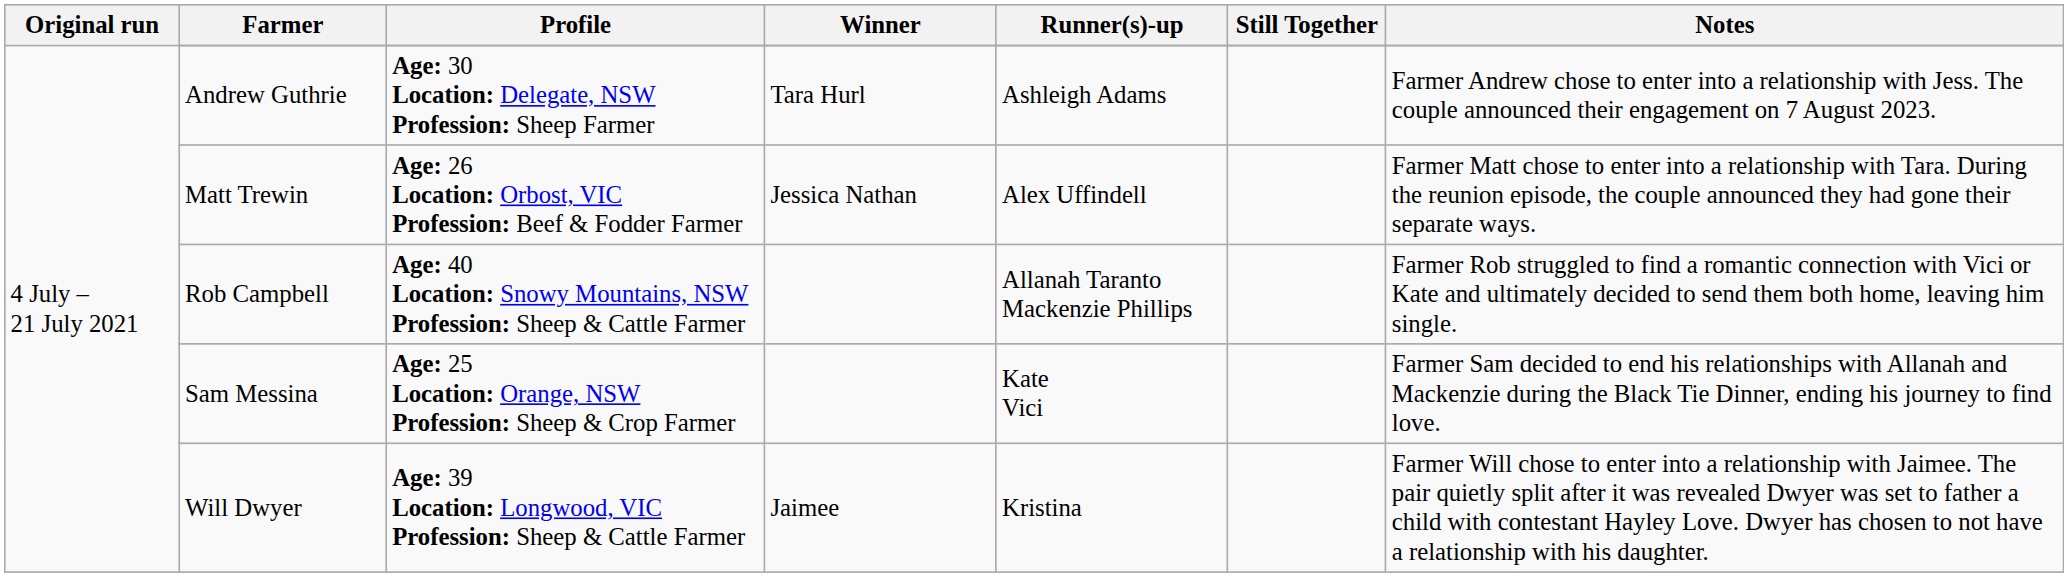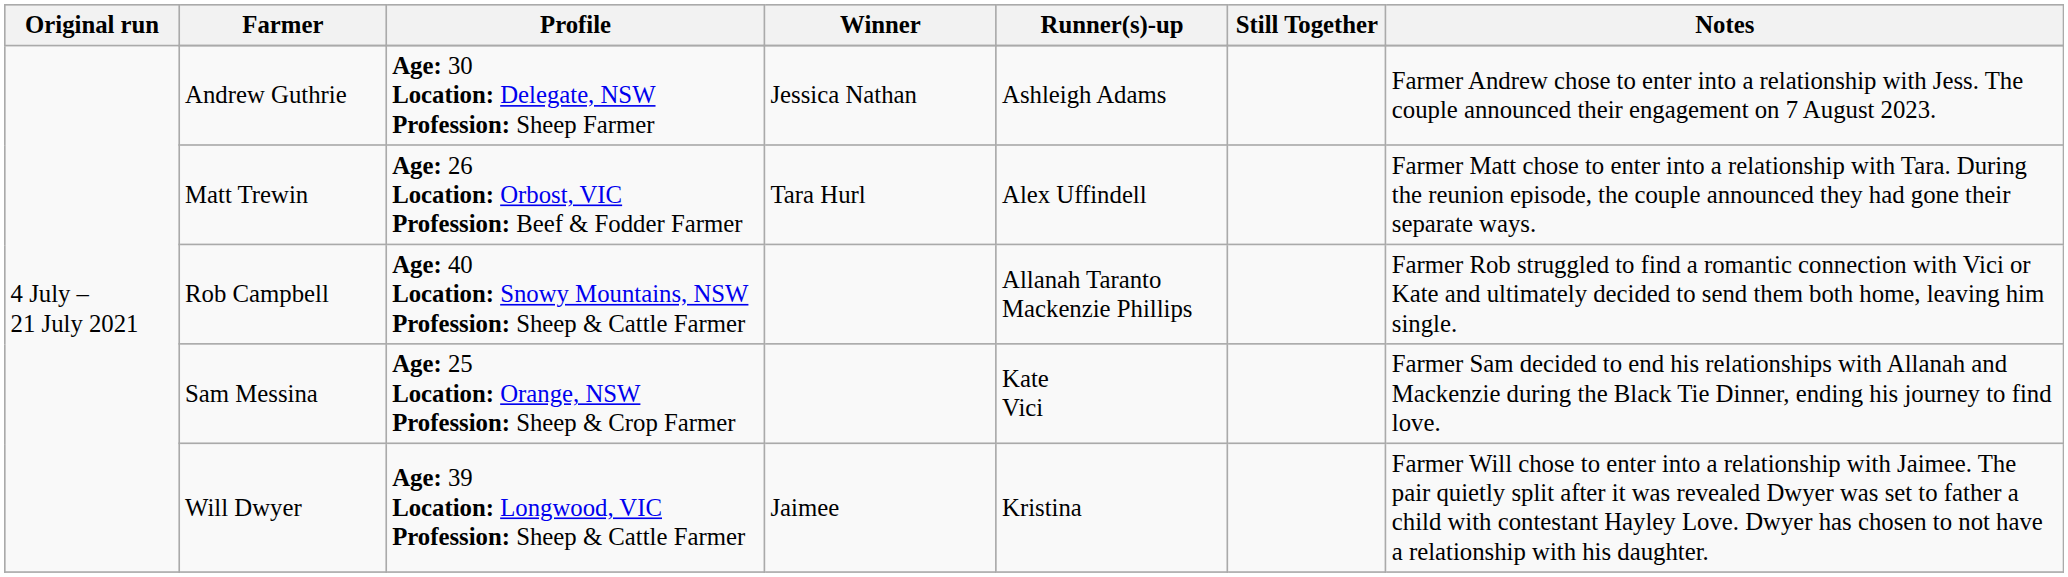(818, 95) Tara Hurl -> (844, 95) Jessica Nathan
(844, 194) Jessica Nathan -> (818, 194) Tara Hurl
